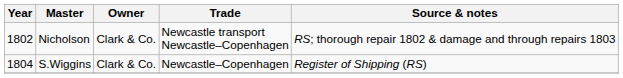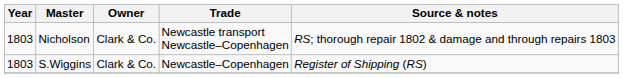(20, 38) 1802 -> (20, 38) 1803
(20, 63) 1804 -> (20, 63) 1803
